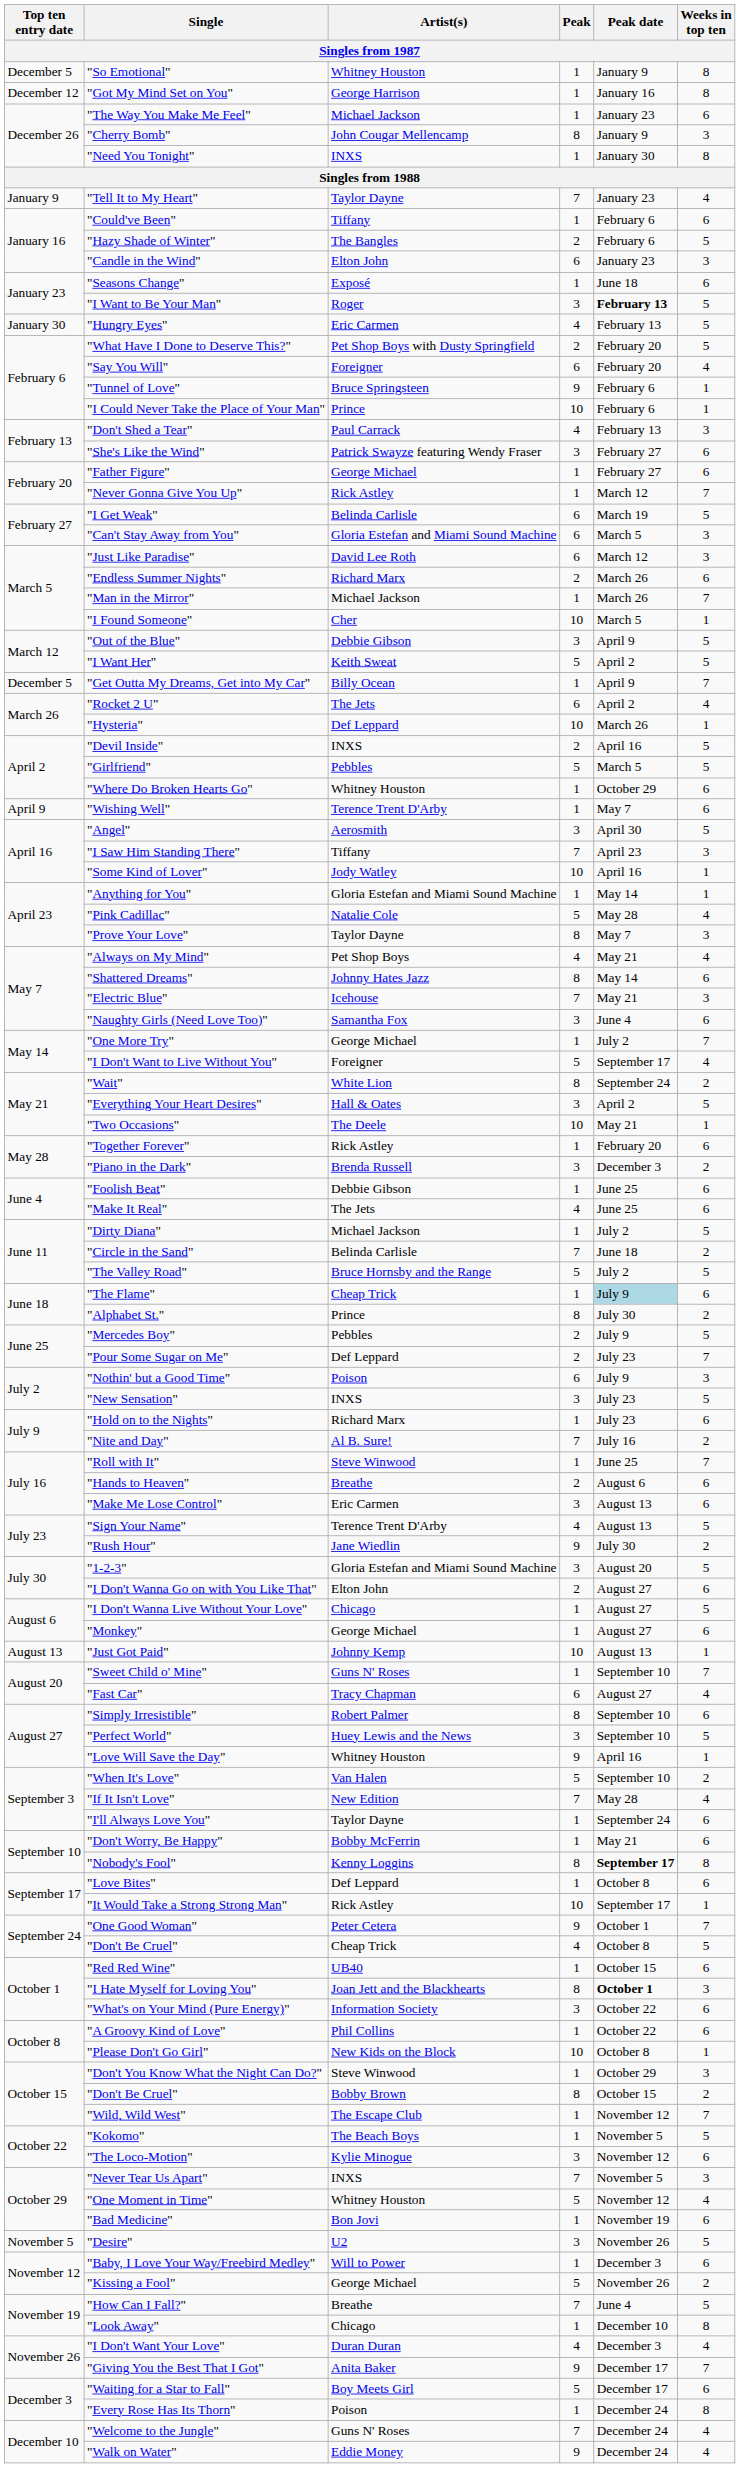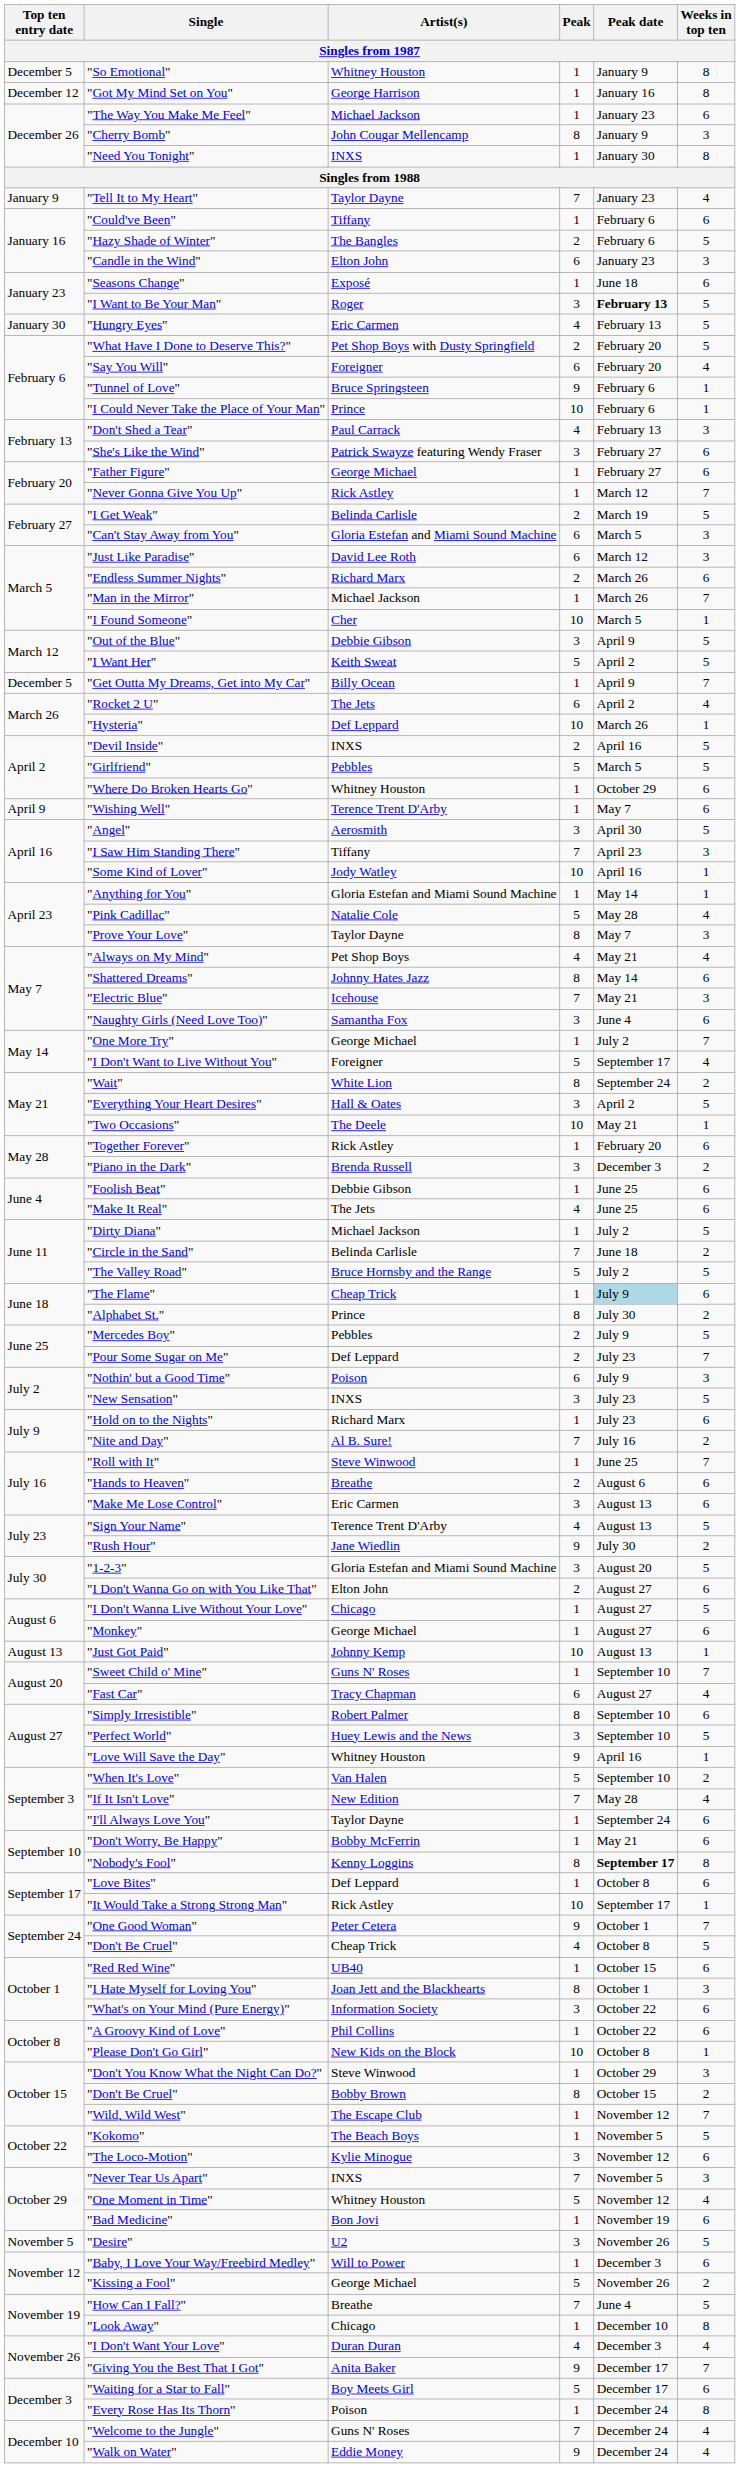(577, 514) 6 -> (577, 514) 2
(625, 1988) bold -> (623, 1988) normal
